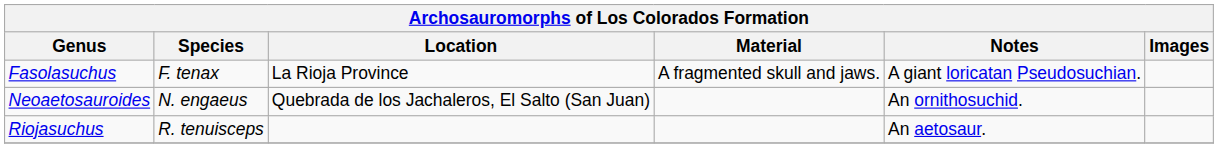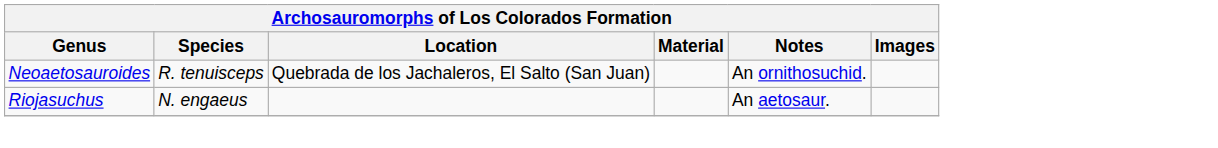- row: (62, 73)
(203, 101) N. engaeus -> (211, 73) R. tenuisceps
(211, 128) R. tenuisceps -> (203, 101) N. engaeus
